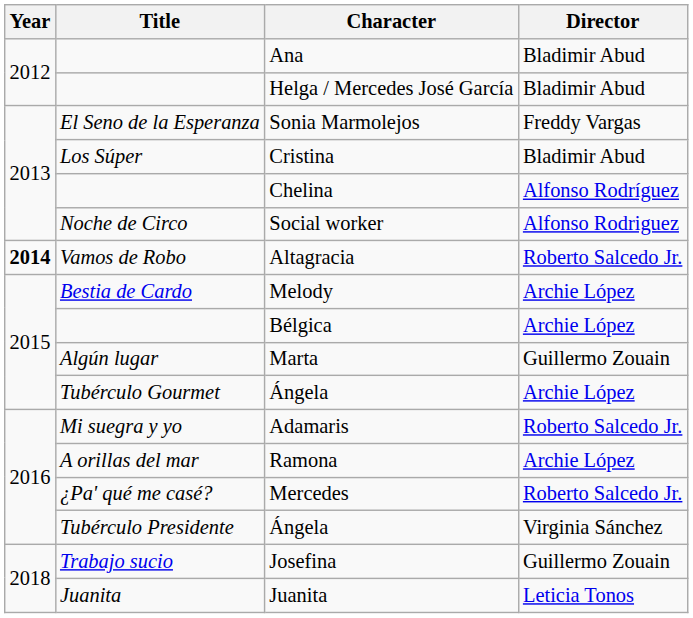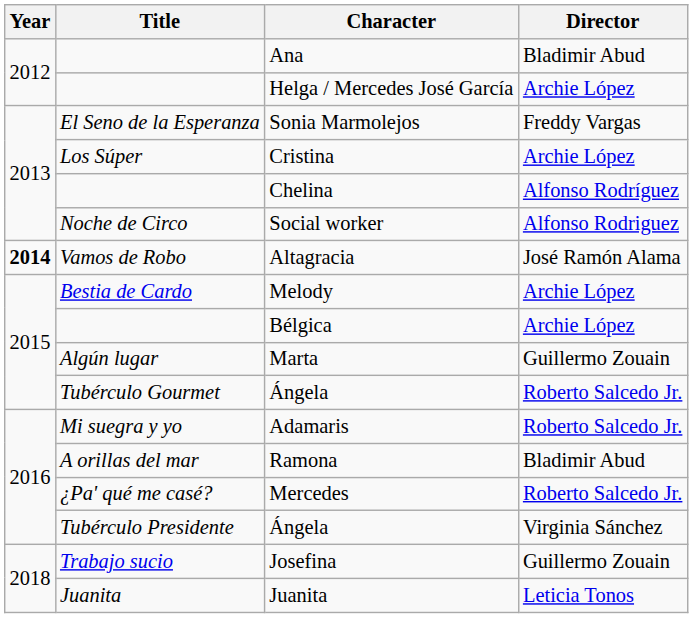(584, 89) Bladimir Abud -> (579, 89) Archie López
(584, 156) Bladimir Abud -> (579, 156) Archie López
(603, 257) Roberto Salcedo Jr. -> (602, 257) José Ramón Alama
(579, 392) Archie López -> (603, 392) Roberto Salcedo Jr.
(579, 460) Archie López -> (584, 460) Bladimir Abud
